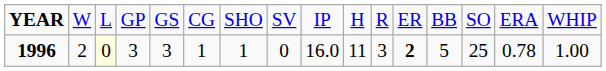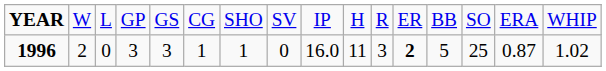(106, 50) lightyellow background -> (106, 50) no background
(519, 50) 0.78 -> (519, 50) 0.87
(572, 50) 1.00 -> (572, 50) 1.02
